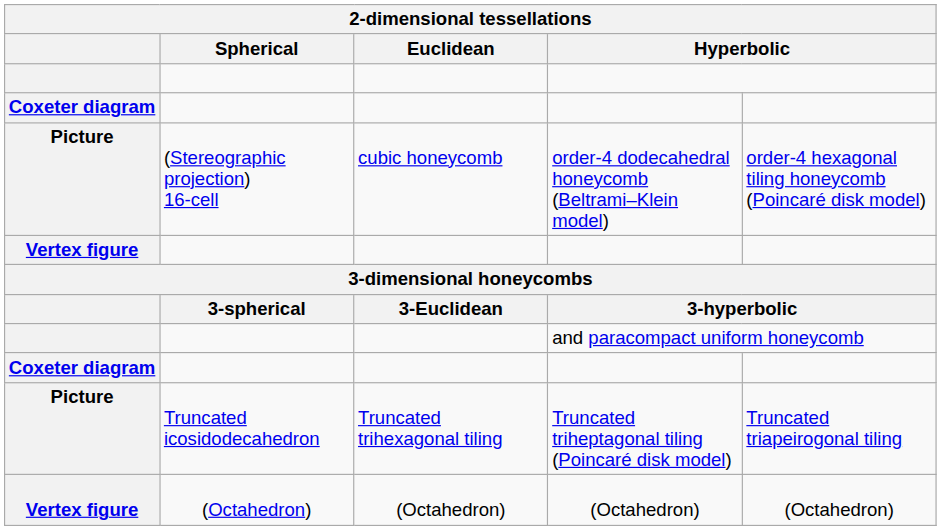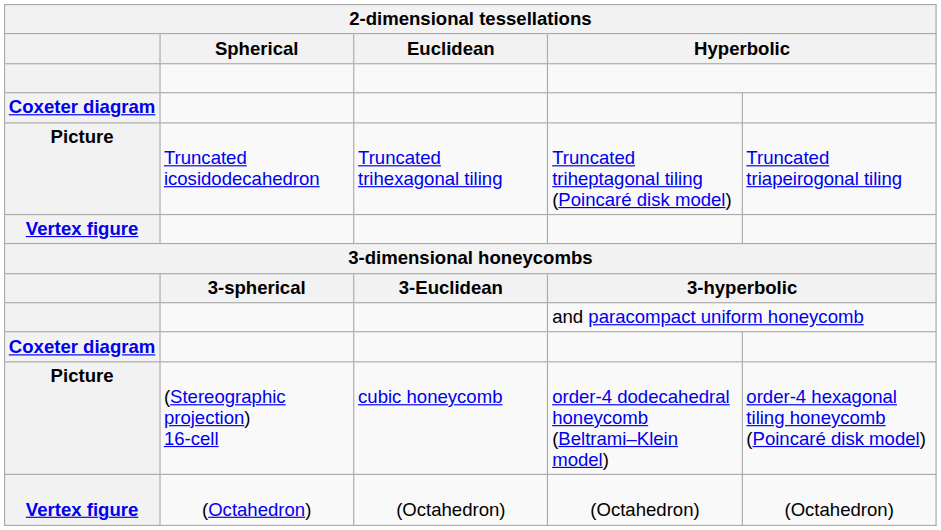rows swapped: (82, 397) <-> (82, 136)
